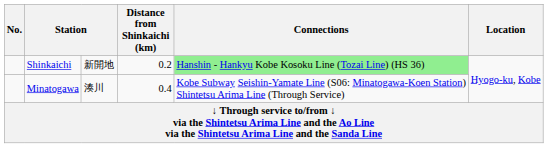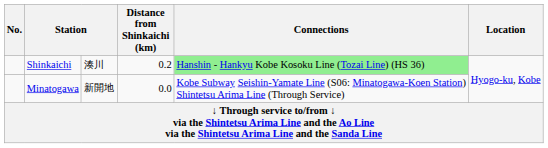(99, 64) 新開地 -> (94, 64) 湊川
(94, 88) 湊川 -> (99, 88) 新開地
(165, 88) 0.4 -> (165, 88) 0.0
